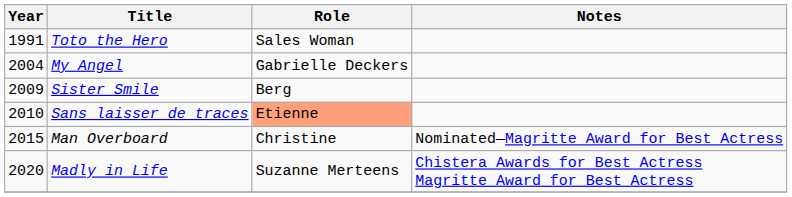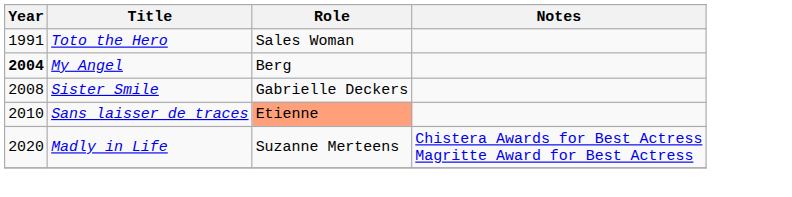(26, 65) normal -> (26, 65) bold
(332, 65) Gabrielle Deckers -> (274, 65) Berg
(26, 90) 2009 -> (26, 90) 2008
(274, 90) Berg -> (332, 90) Gabrielle Deckers
- row: (109, 139)
